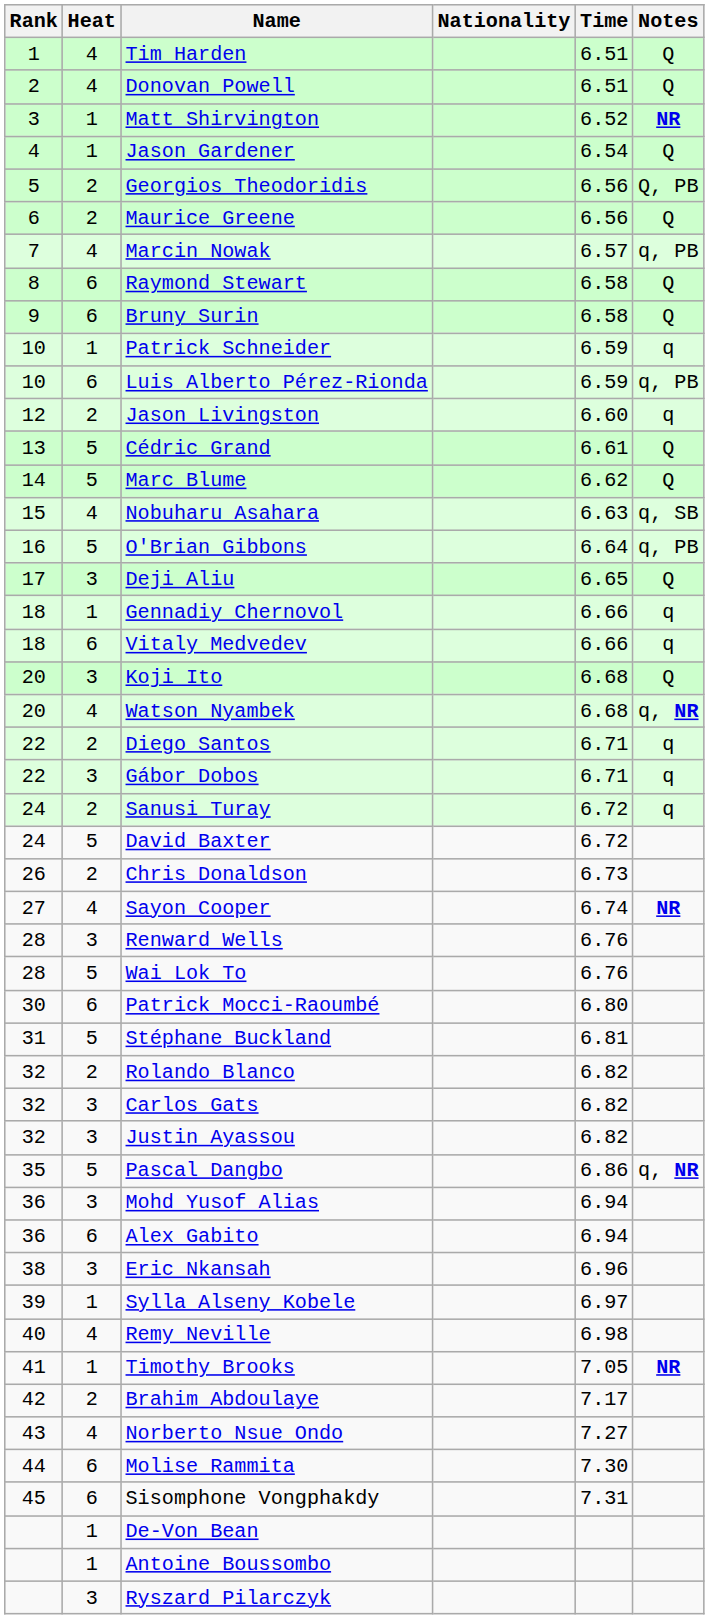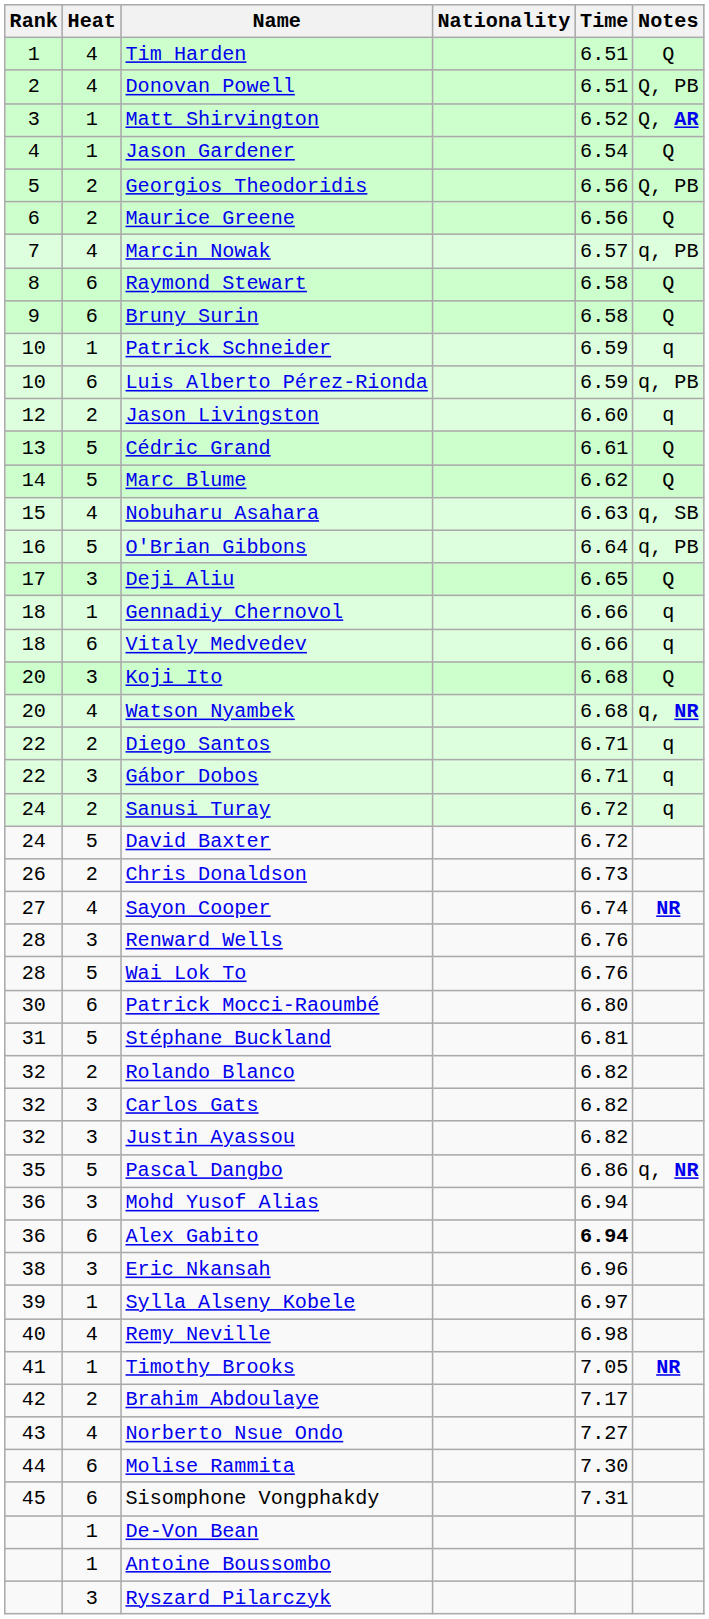(668, 87) Q -> (668, 87) Q, PB
(668, 120) NR -> (668, 120) Q, AR
(604, 1236) normal -> (604, 1236) bold
